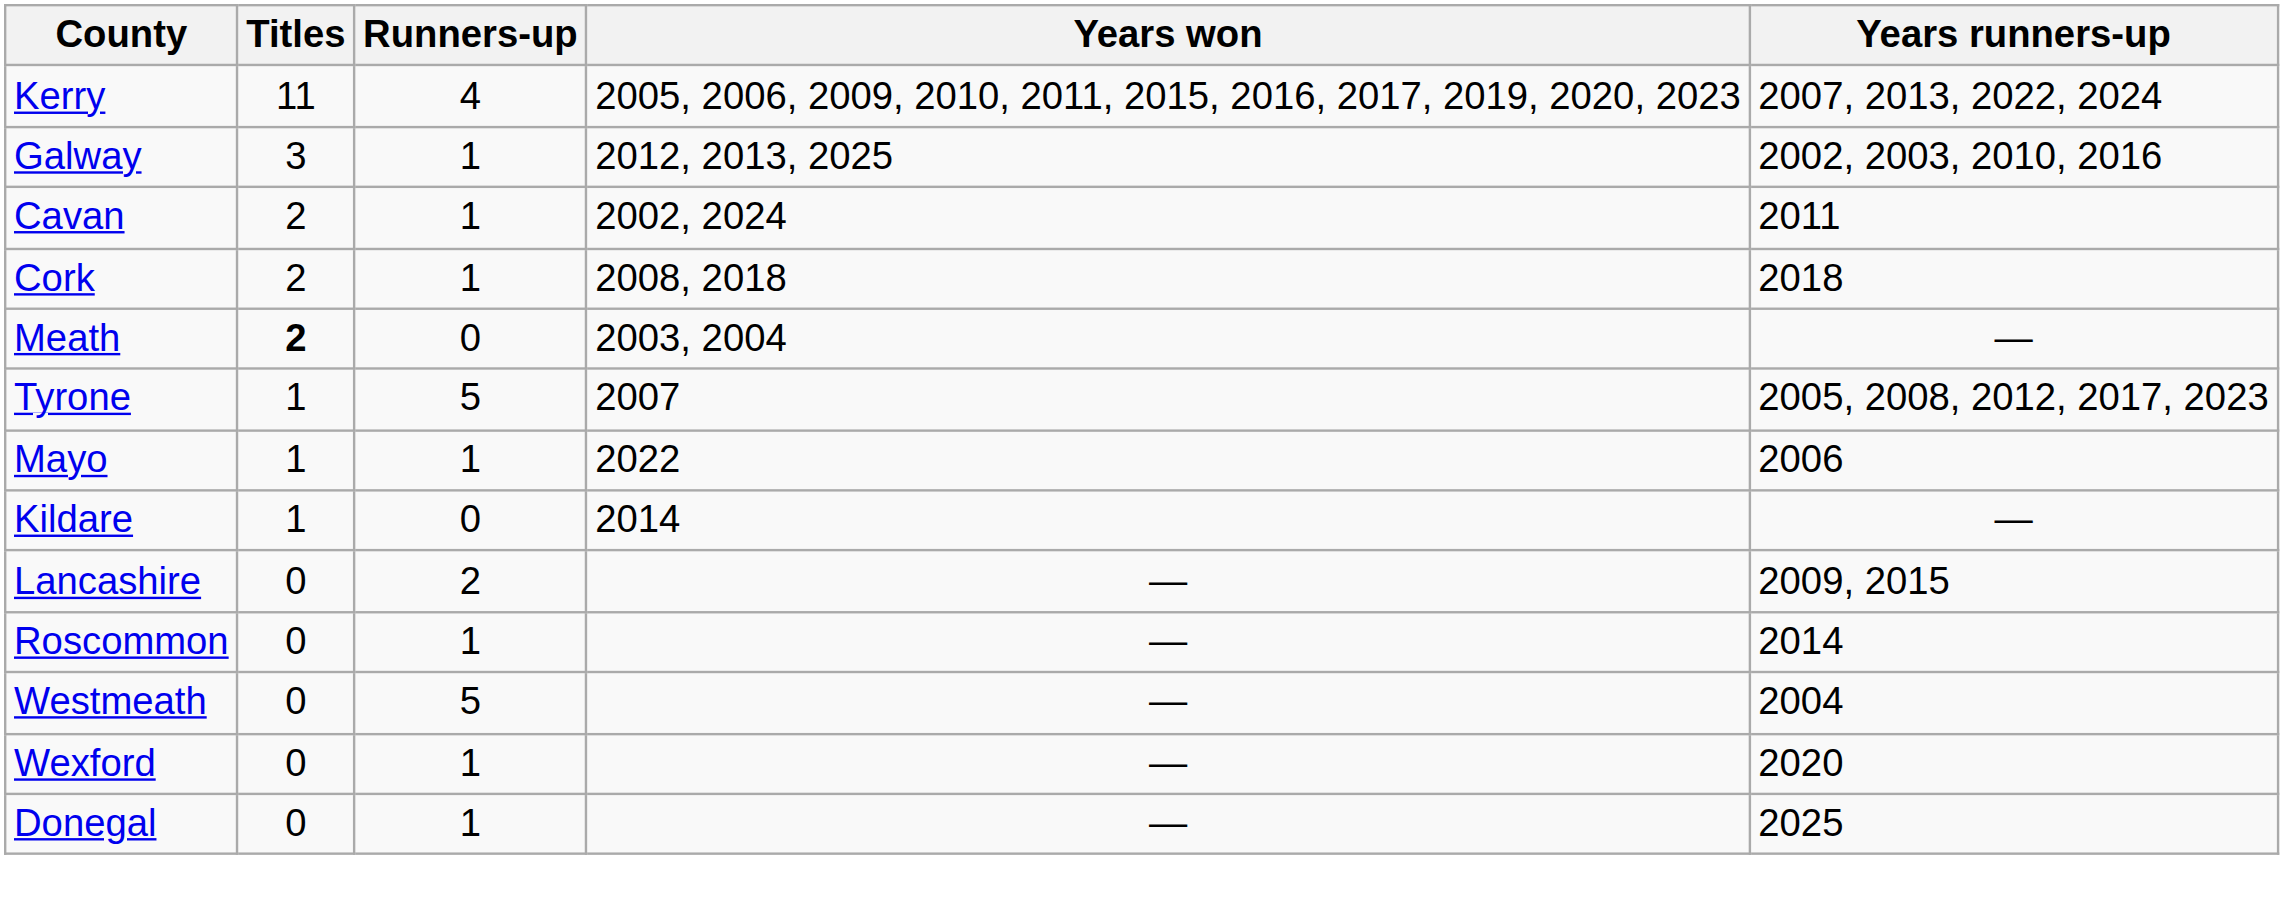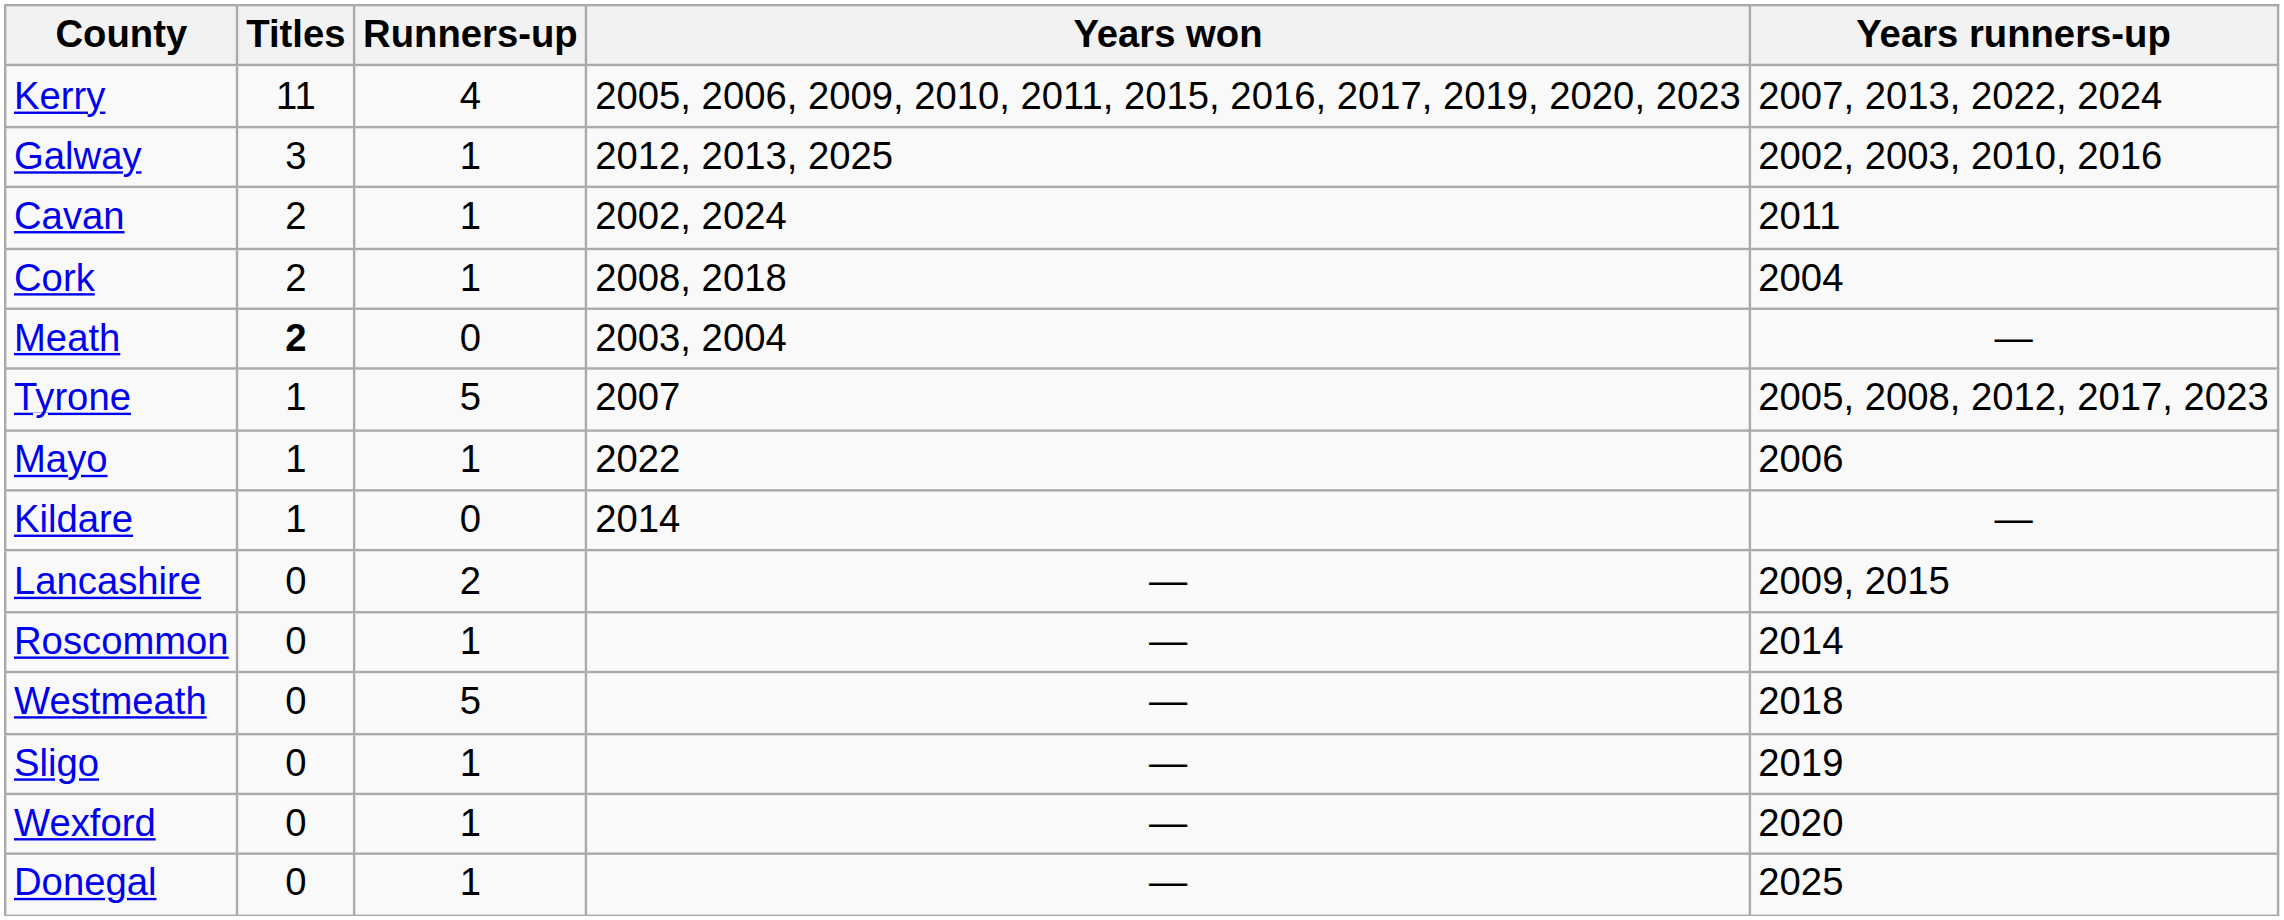(1801, 277) 2018 -> (1801, 277) 2004
(1801, 701) 2004 -> (1801, 701) 2018
+ row: (57, 762)
